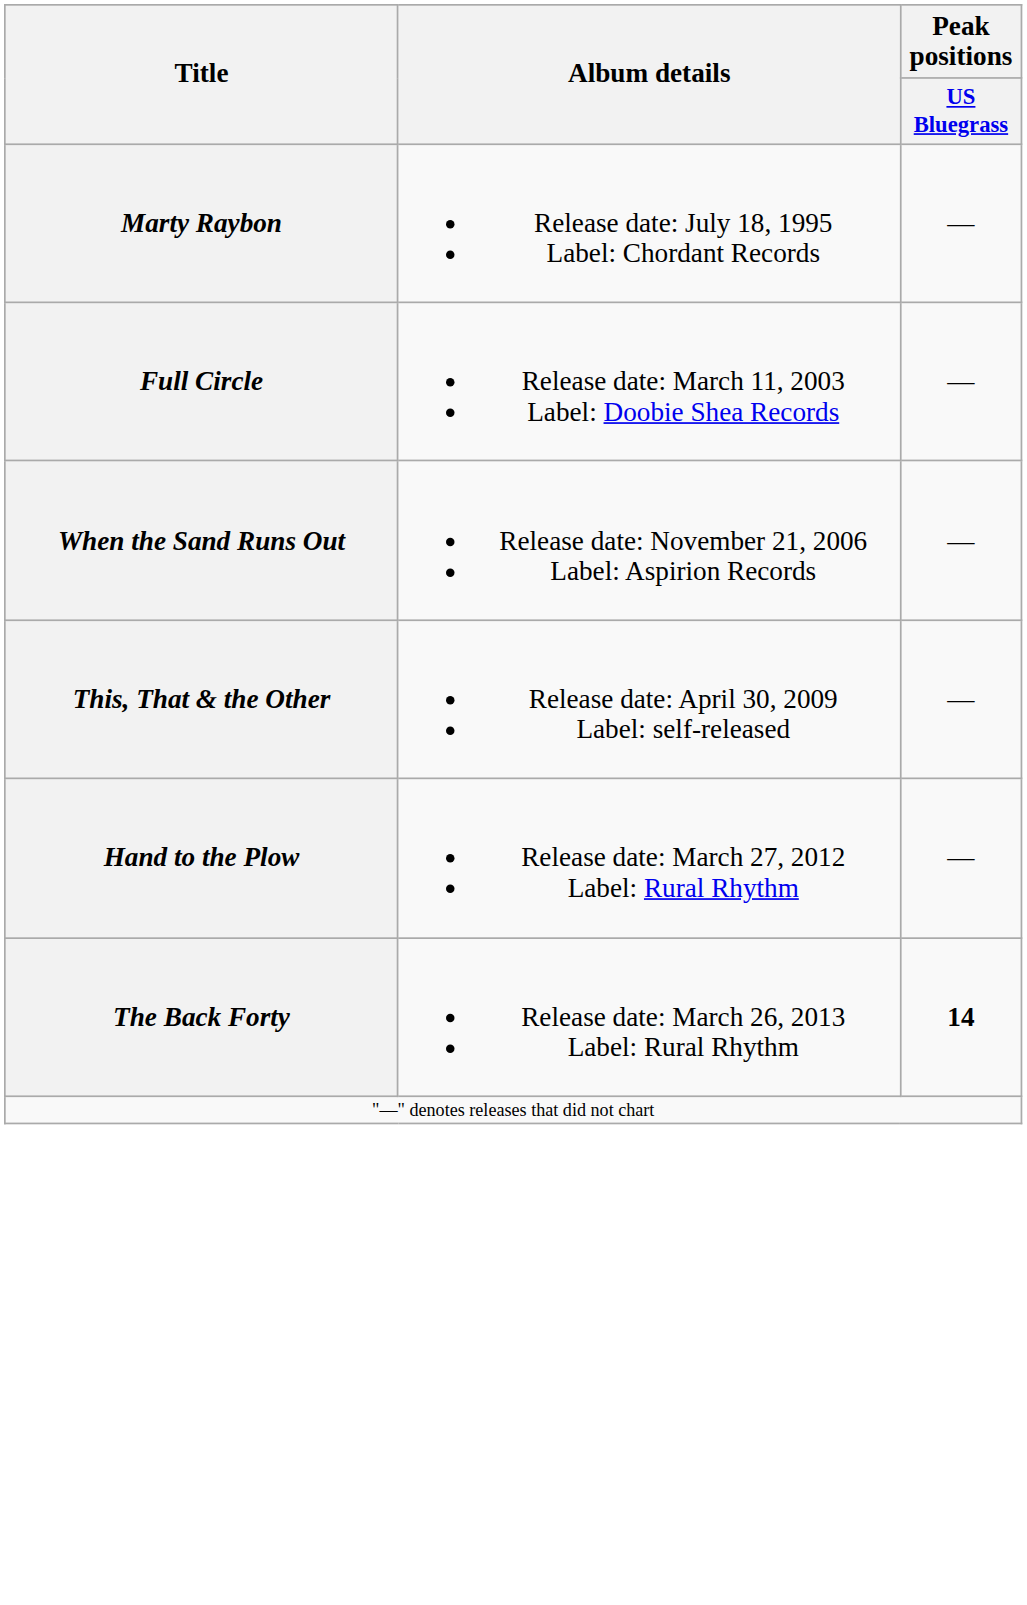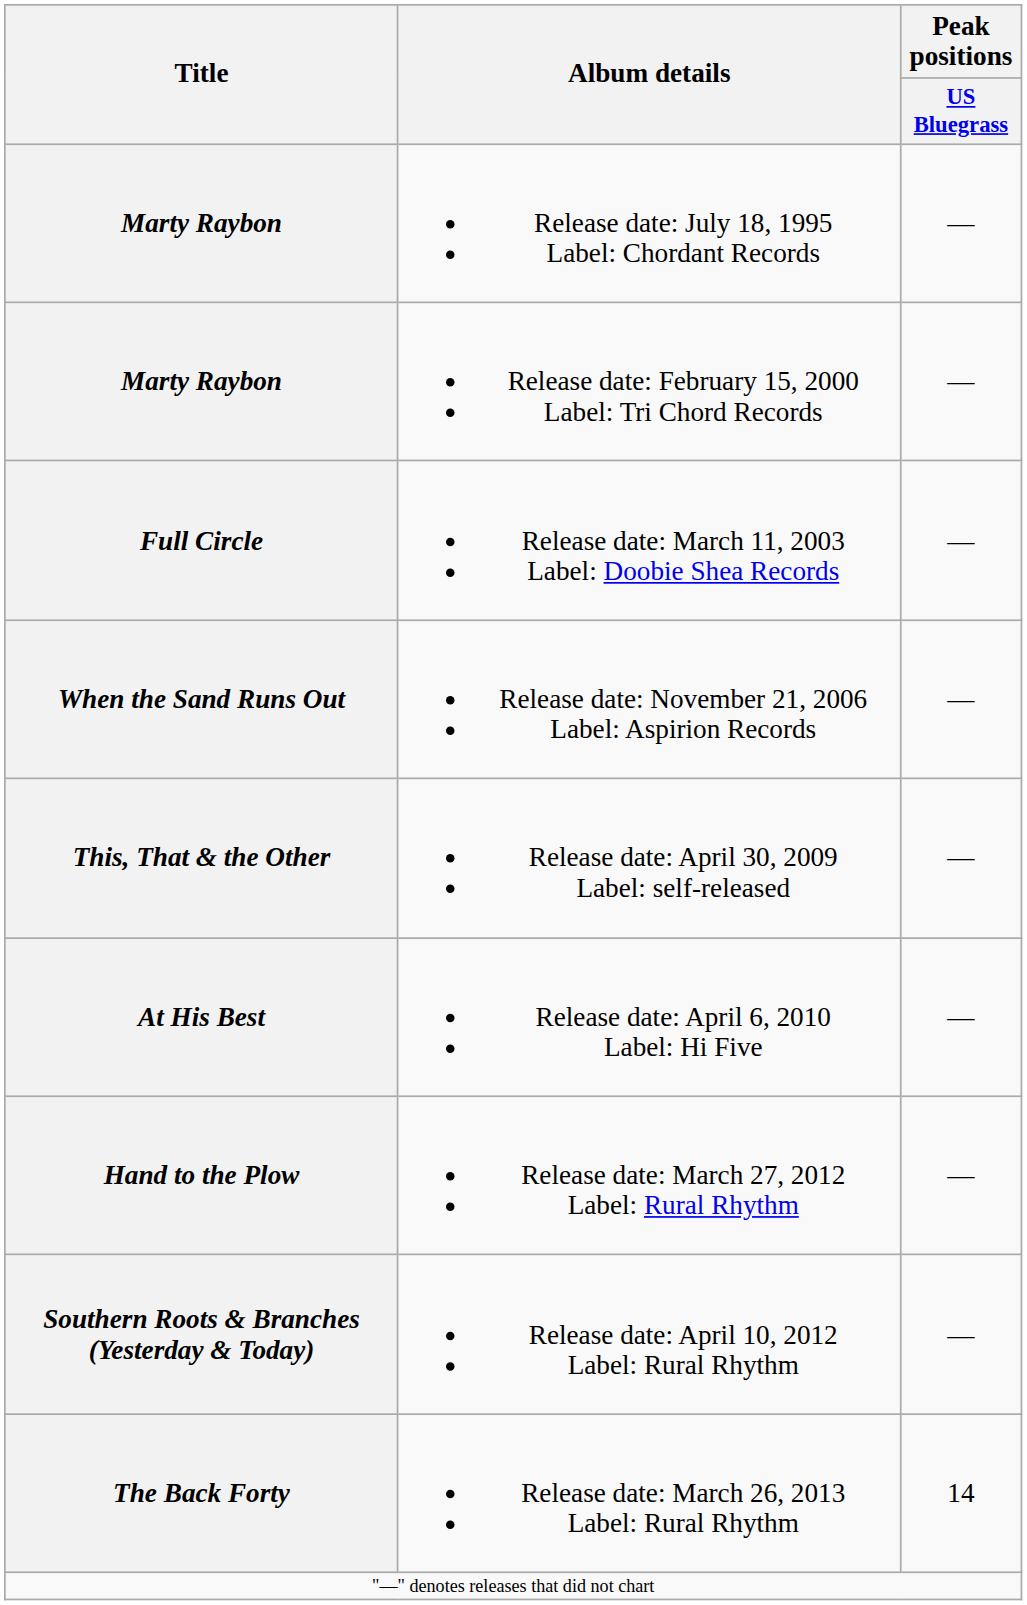+ row: (649, 397)
+ row: (649, 1032)
+ row: (649, 1350)
(961, 1016) bold -> (961, 1492) normal
